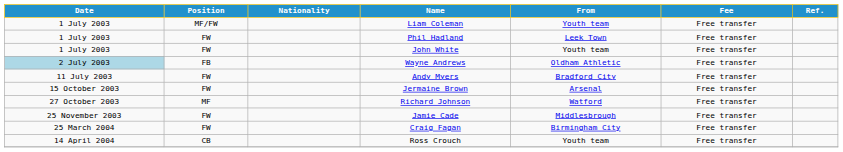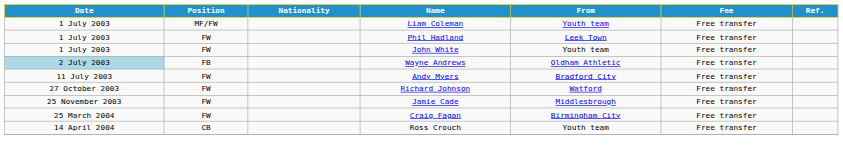- row: (435, 88)
(206, 101) MF -> (206, 88) FW
